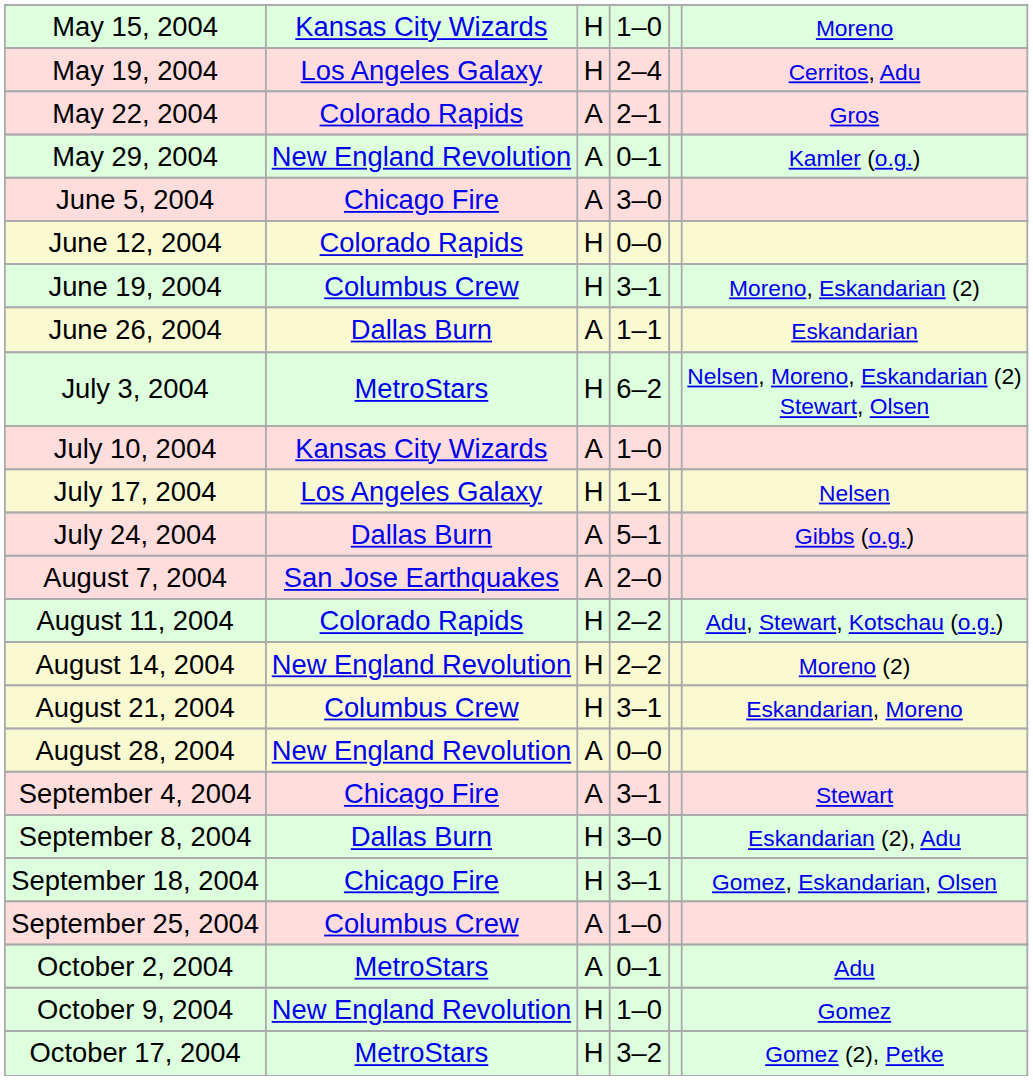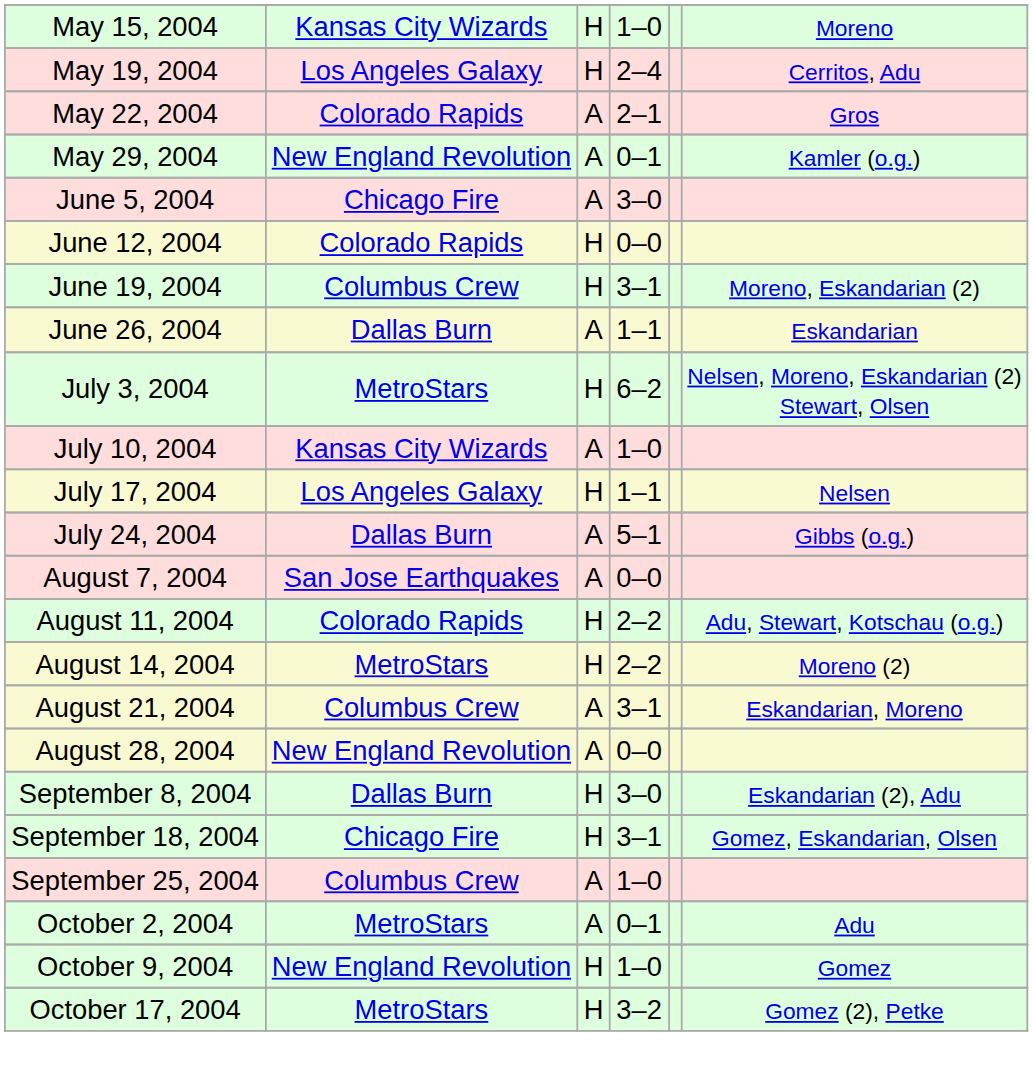(639, 577) 2–0 -> (639, 577) 0–0
(421, 664) New England Revolution -> (421, 664) MetroStars
(594, 707) H -> (594, 707) A
- row: (135, 794)
